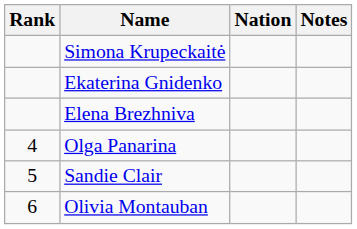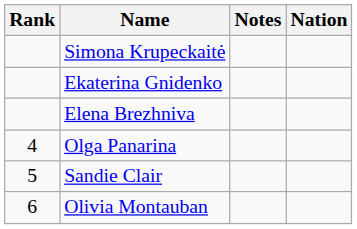columns swapped: (263, 20) <-> (324, 20)
